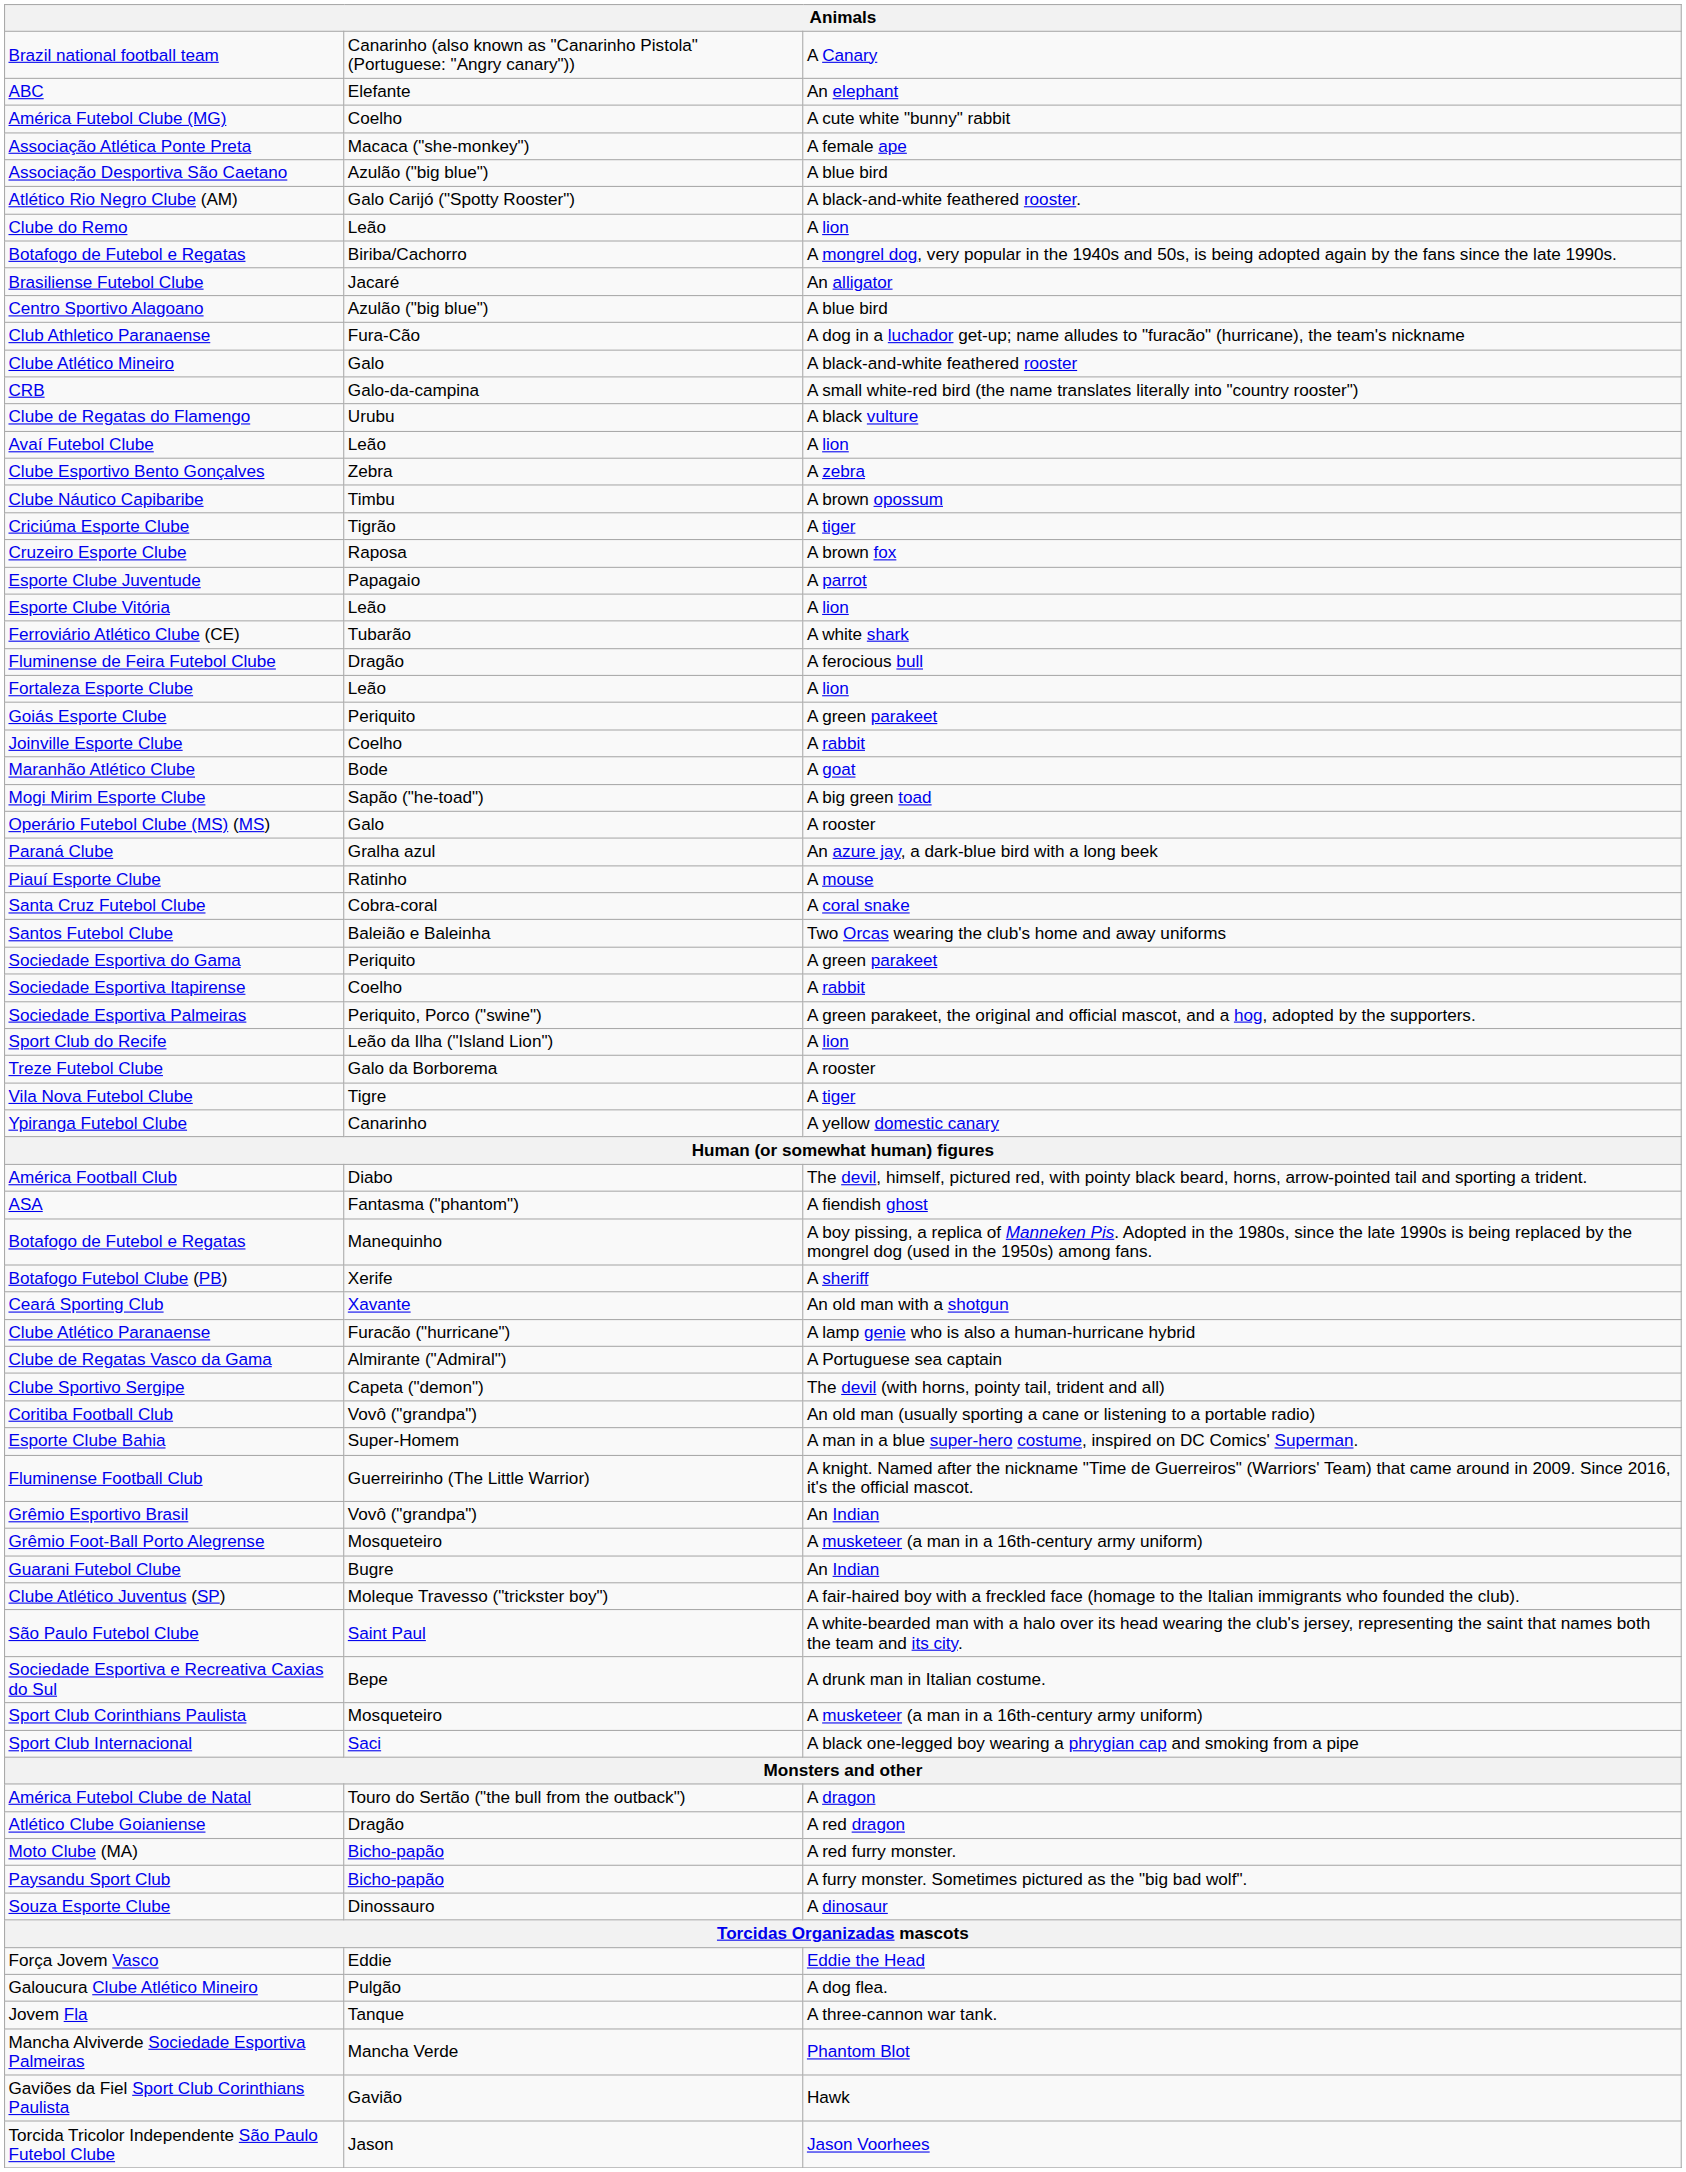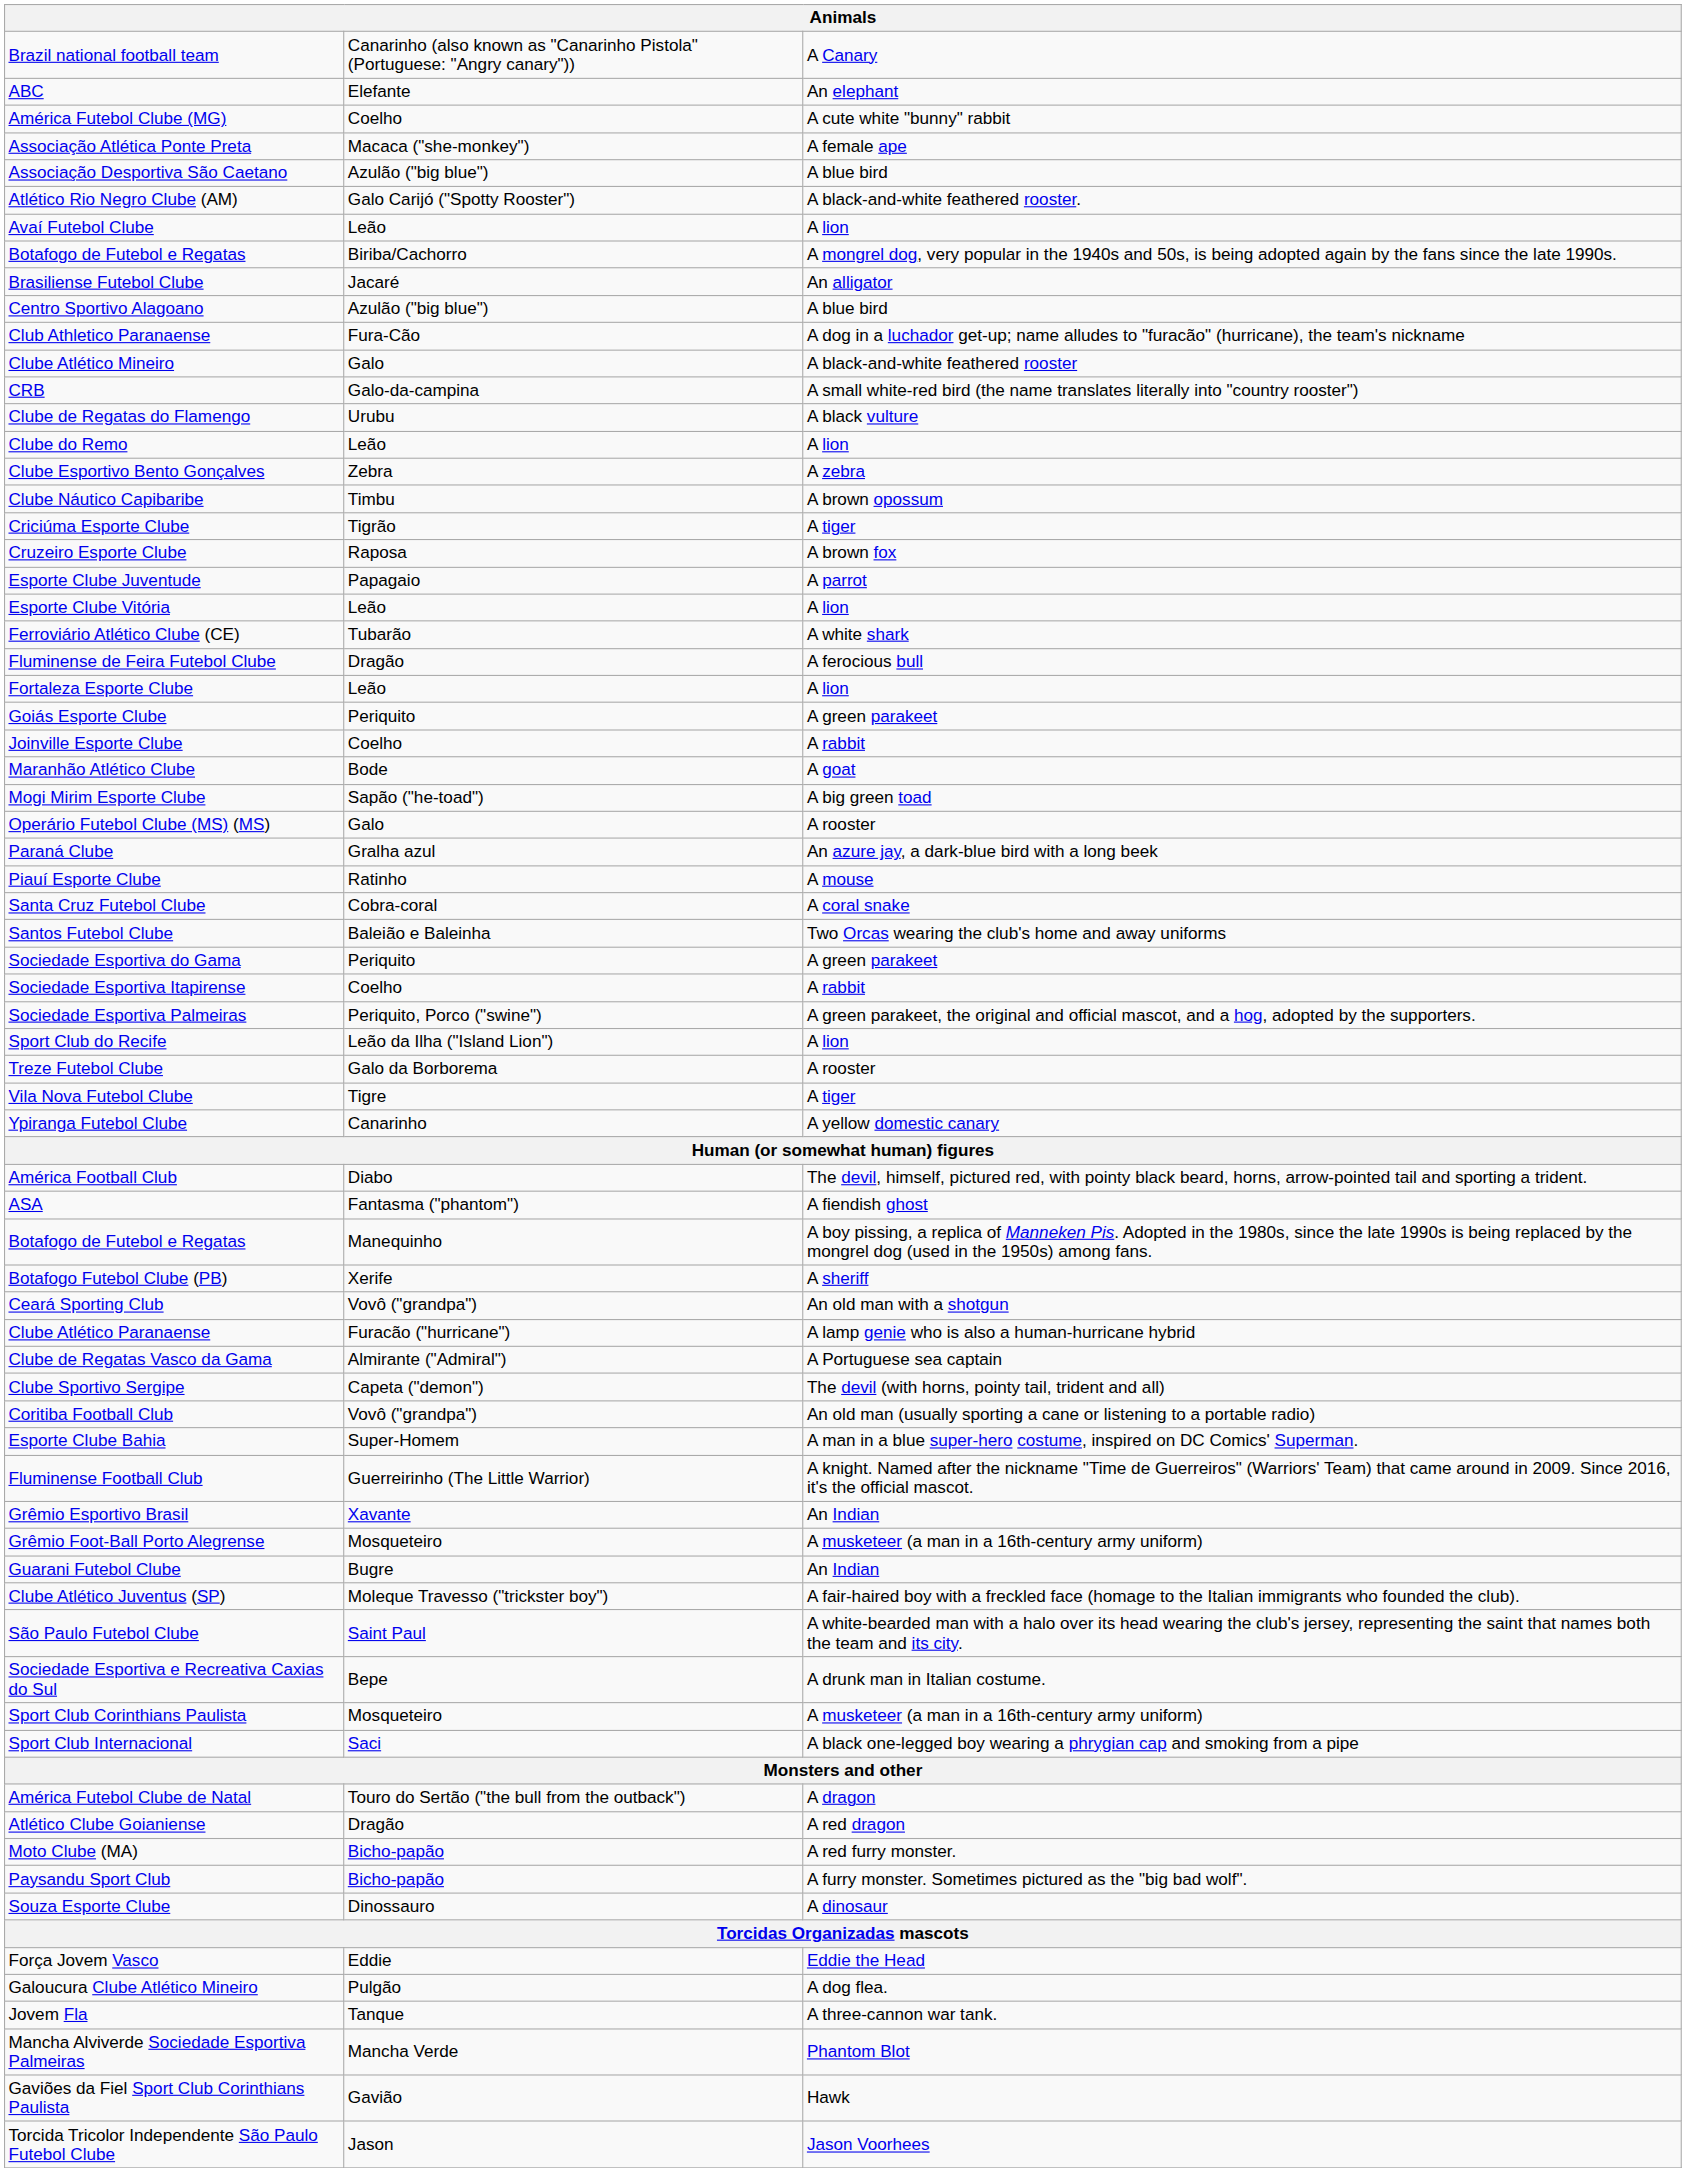rows swapped: (81, 444) <-> (68, 227)
(379, 1305) Xavante -> (412, 1305) Vovô ("grandpa")
(412, 1514) Vovô ("grandpa") -> (379, 1514) Xavante
